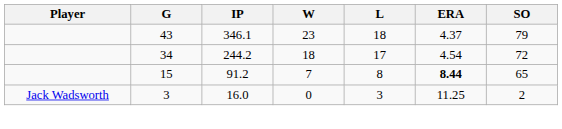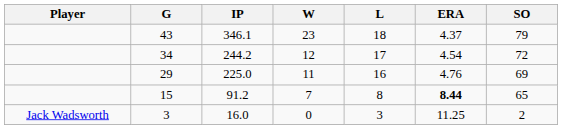(309, 54) 18 -> (309, 54) 12
+ row: (166, 74)
